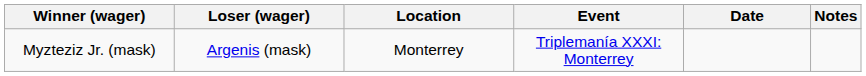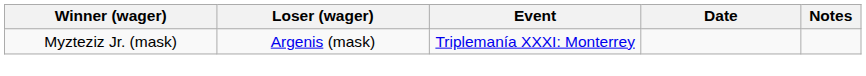- column: (429, 16)
